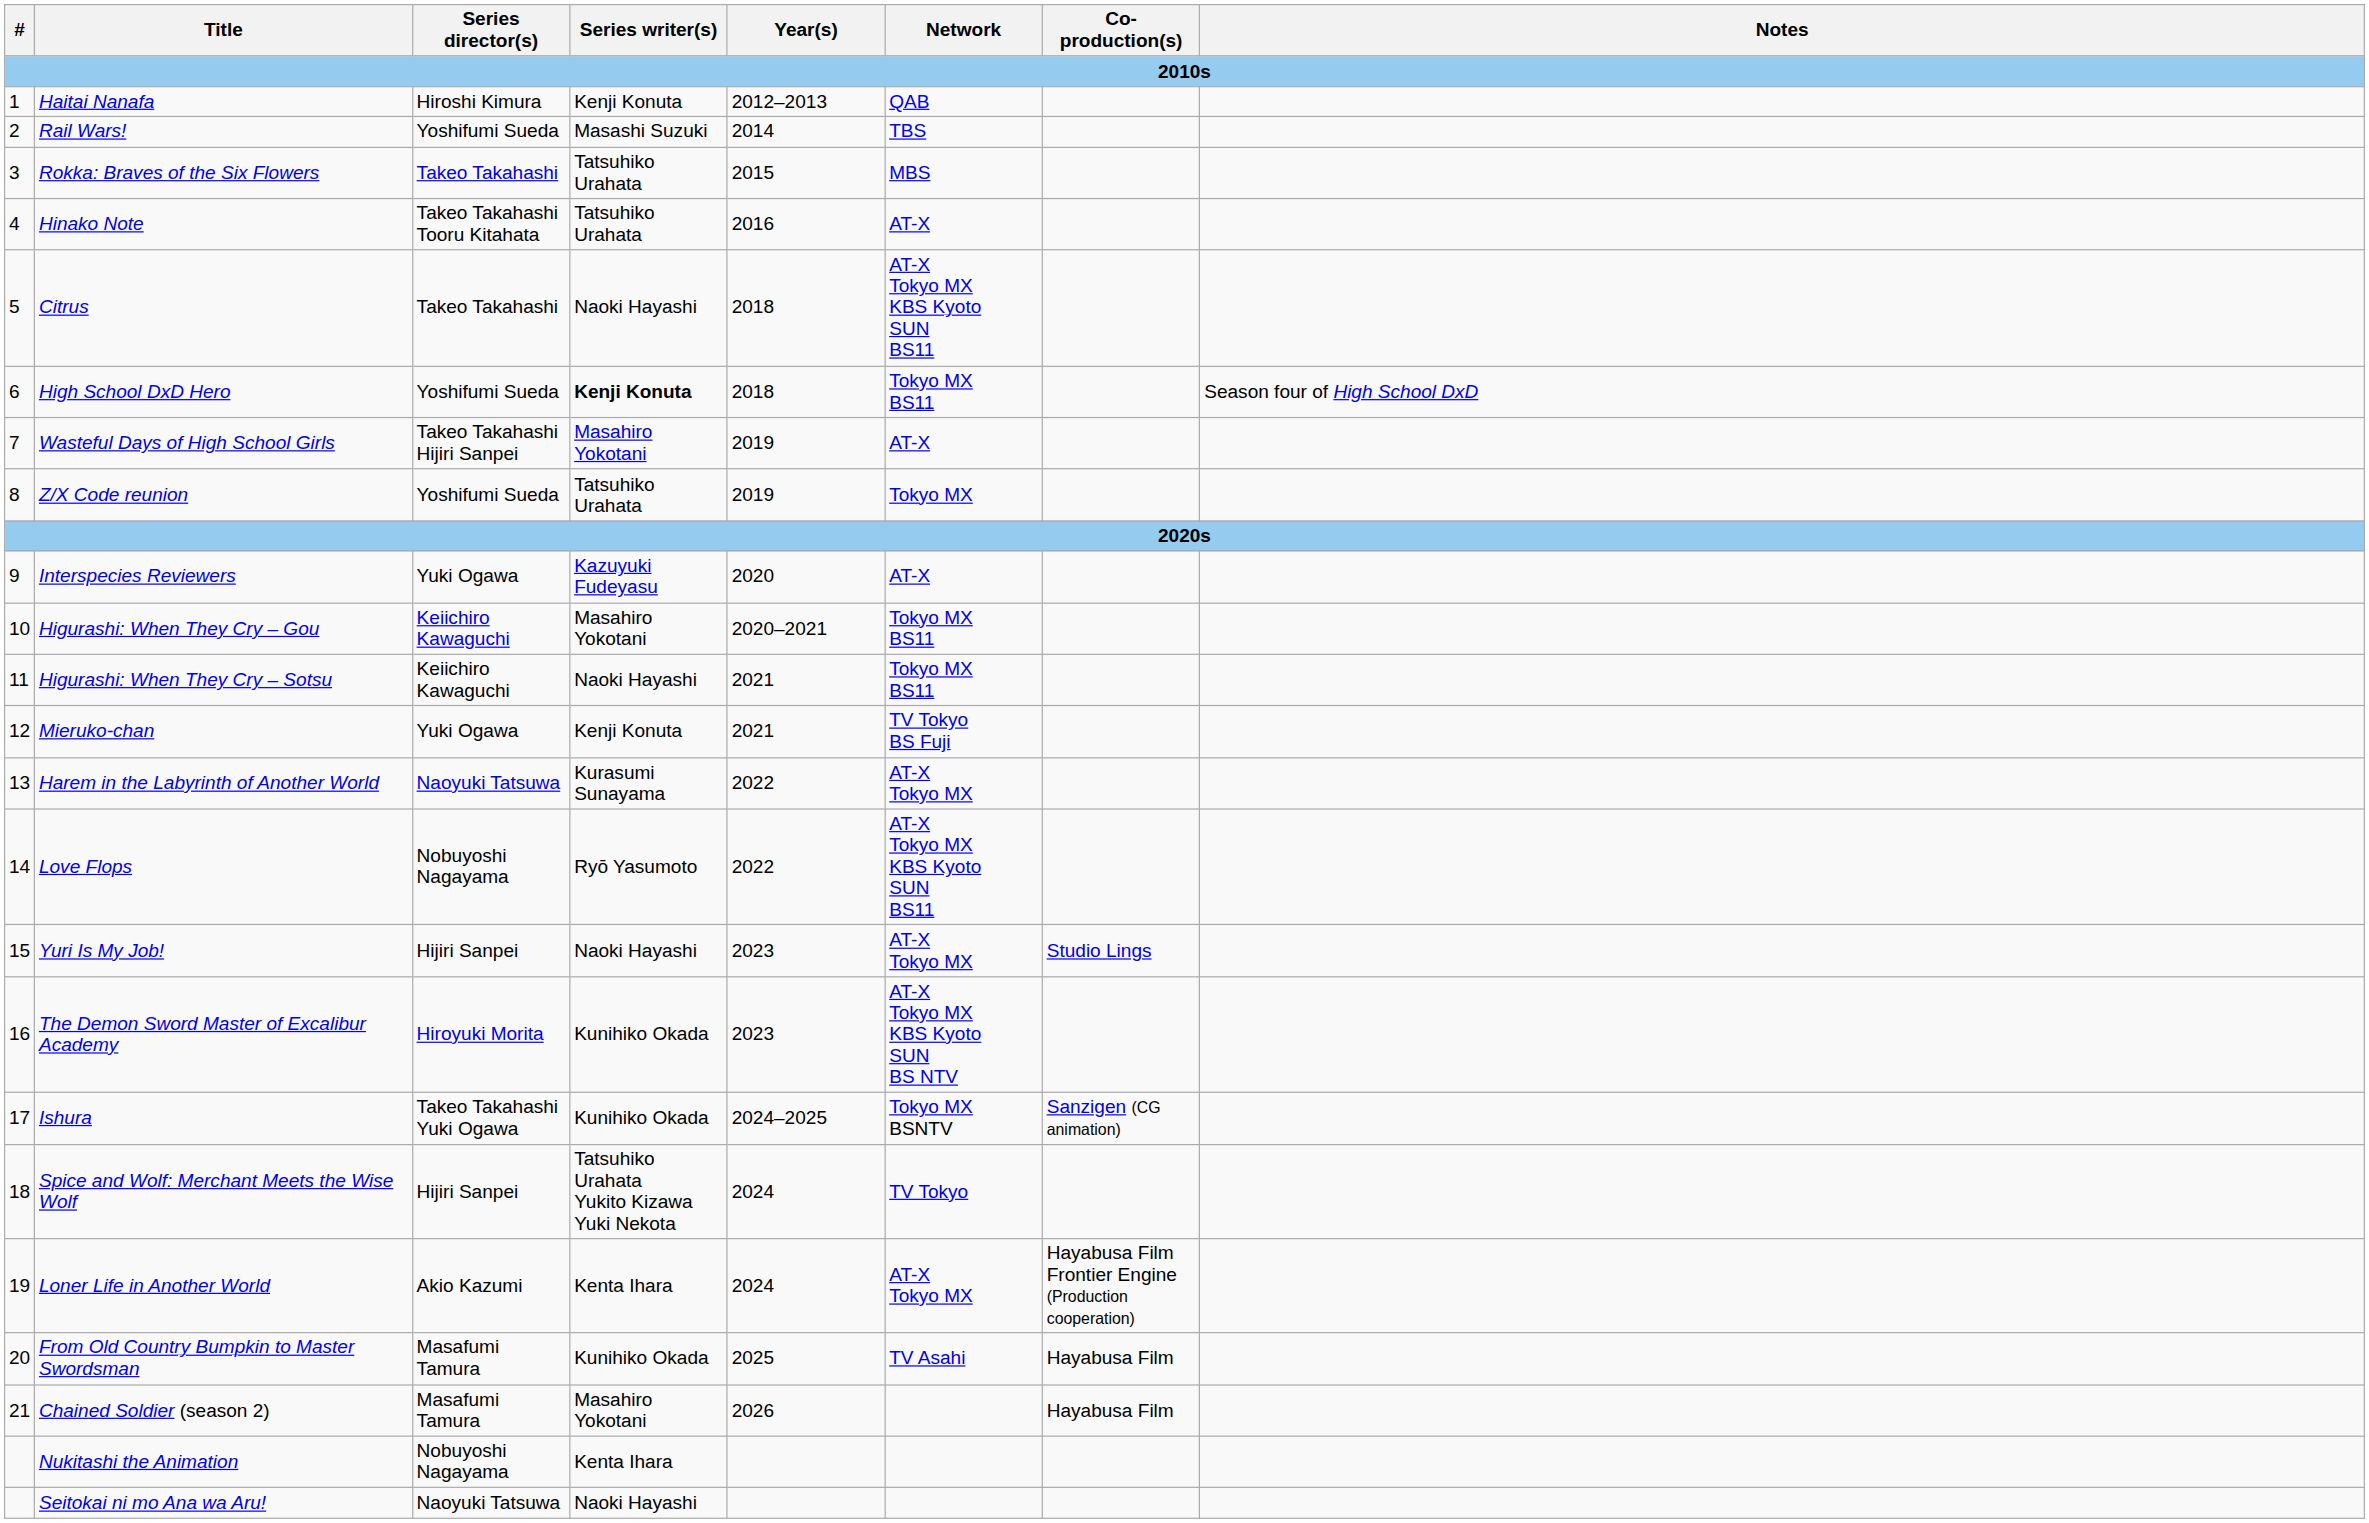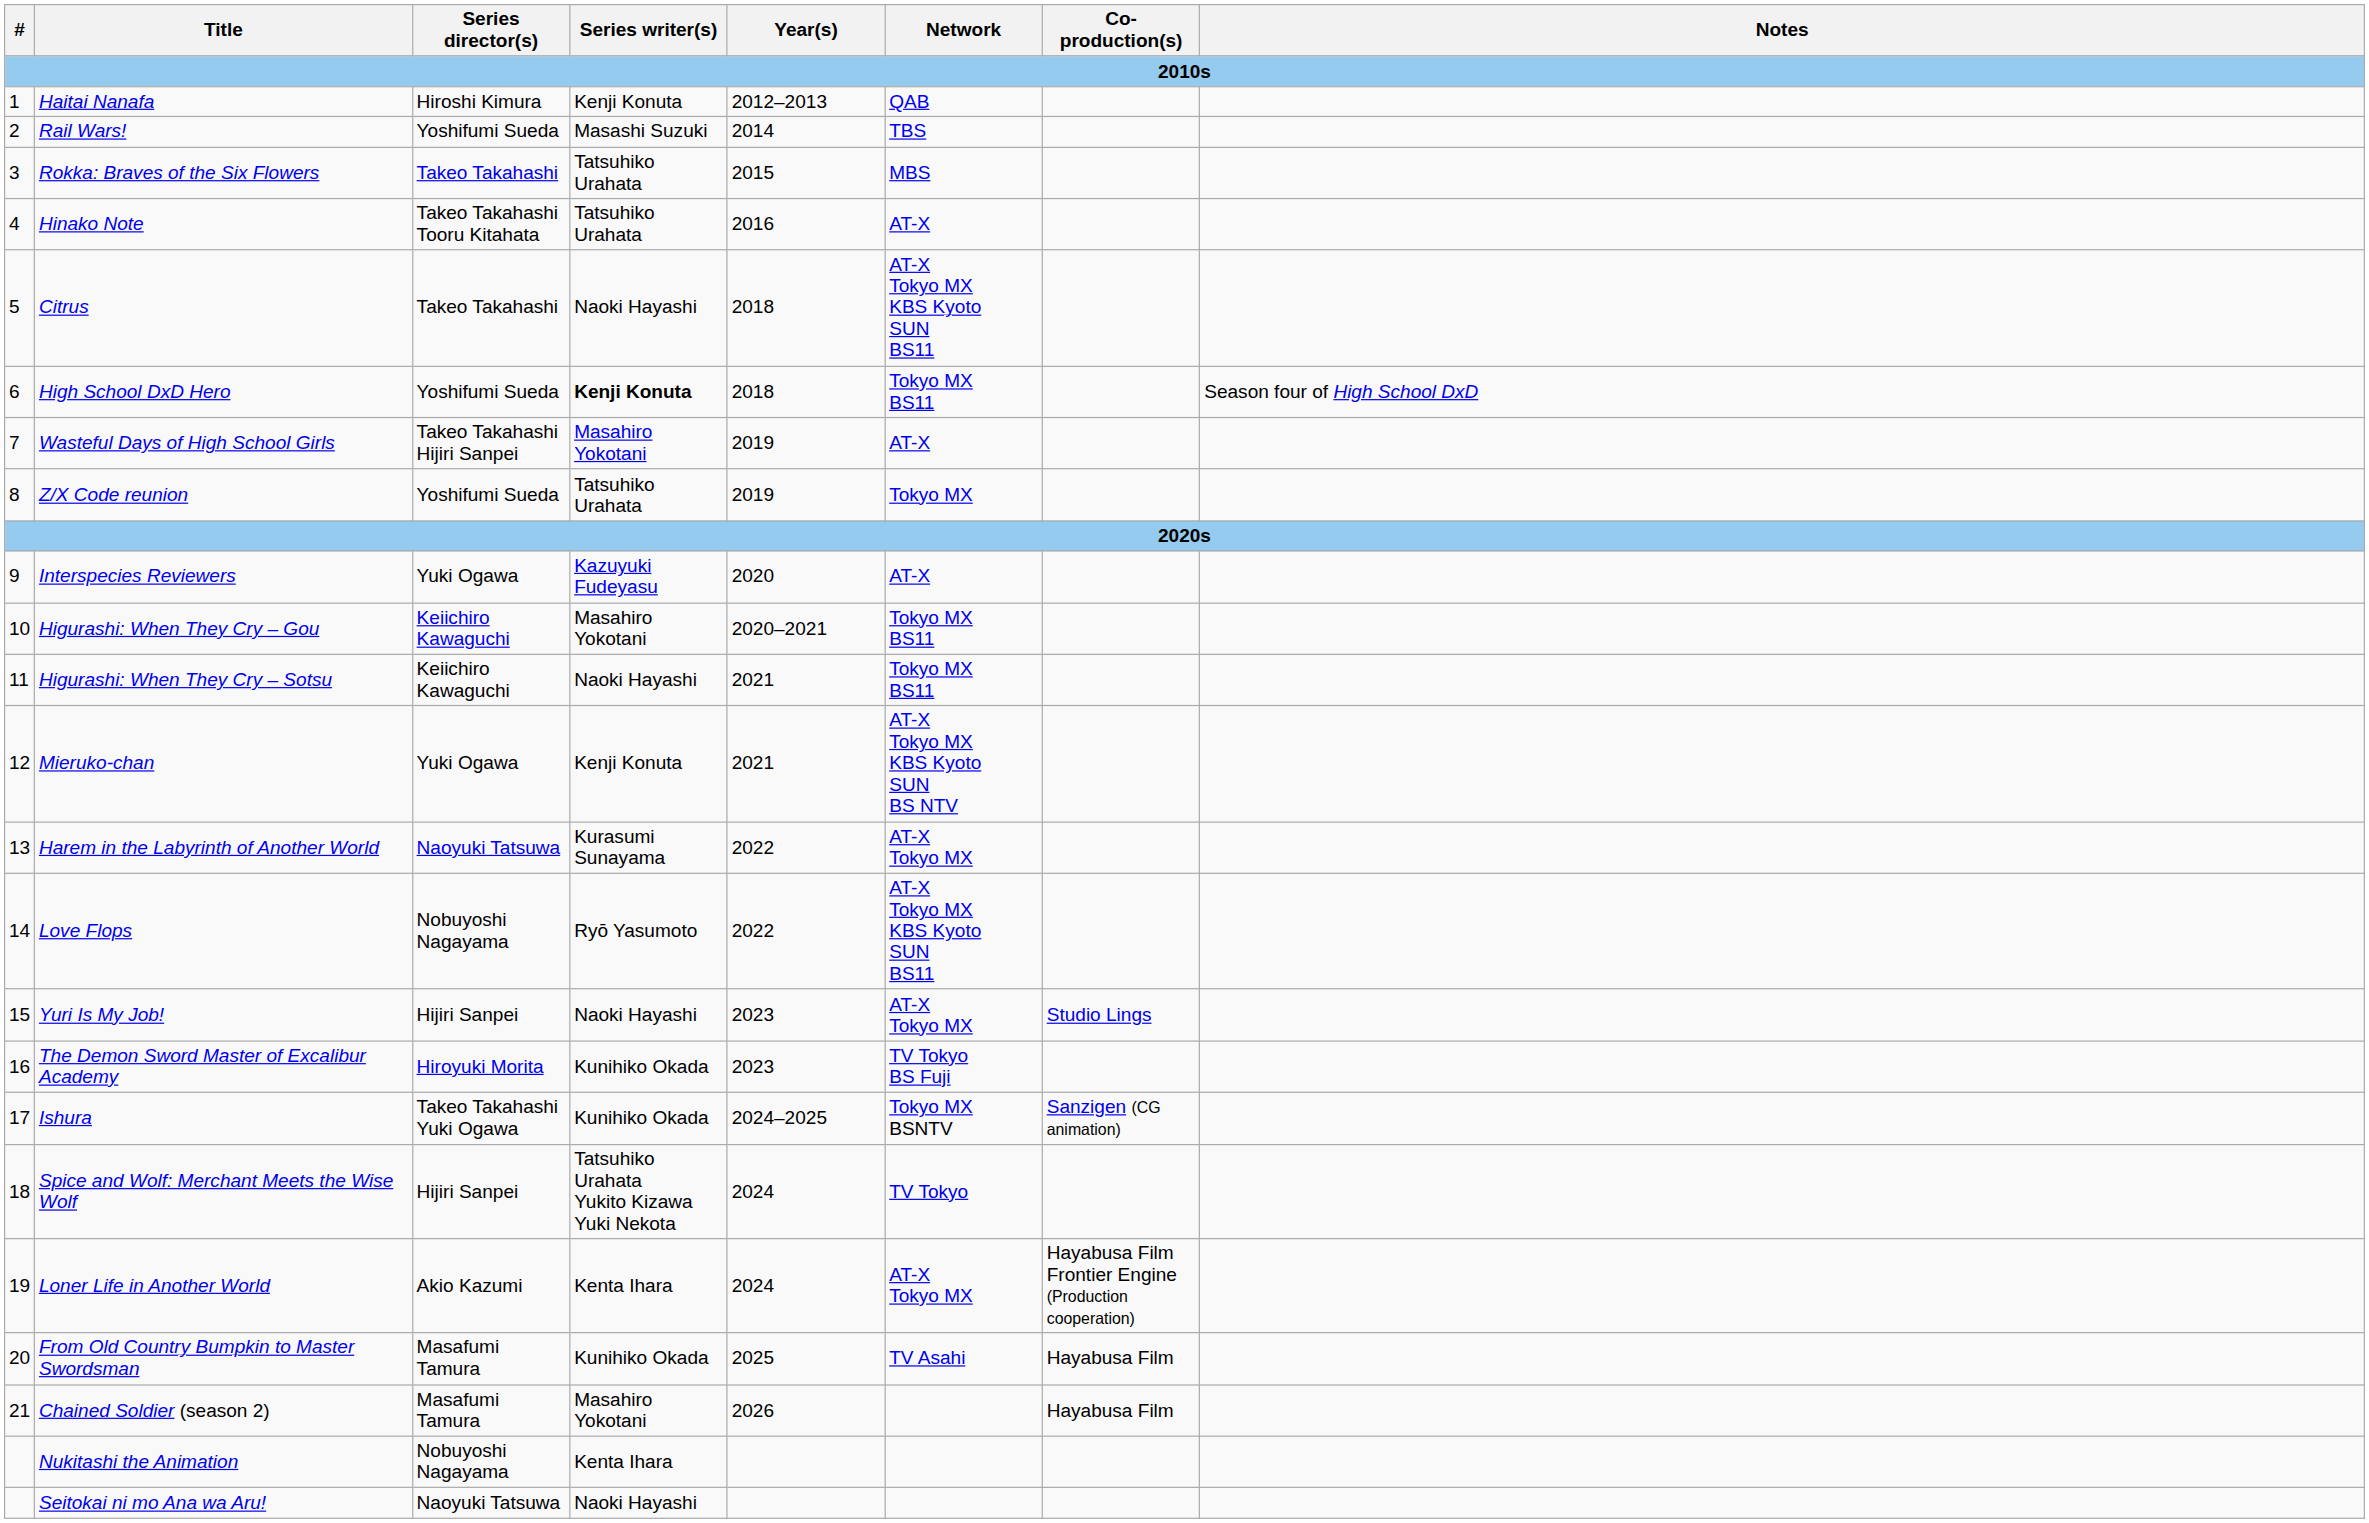(929, 731) TV Tokyo BS Fuji -> (935, 763) AT-X Tokyo MX KBS Kyoto SUN BS NTV
(935, 1034) AT-X Tokyo MX KBS Kyoto SUN BS NTV -> (929, 1066) TV Tokyo BS Fuji
